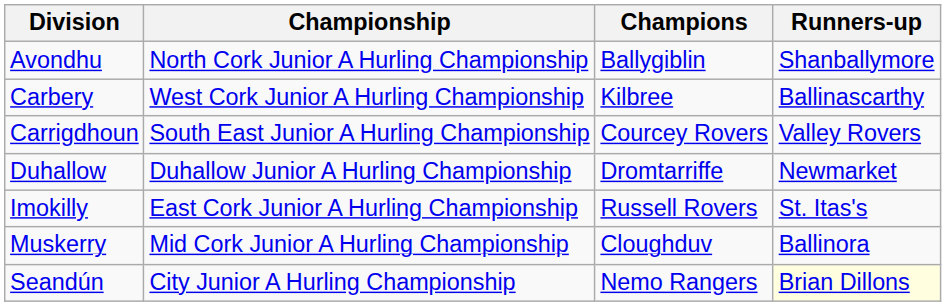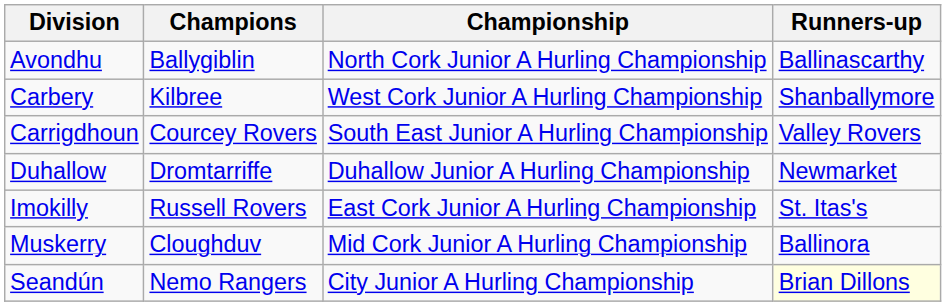columns swapped: (370, 23) <-> (684, 23)
(857, 60) Shanballymore -> (851, 60) Ballinascarthy
(851, 97) Ballinascarthy -> (857, 97) Shanballymore
